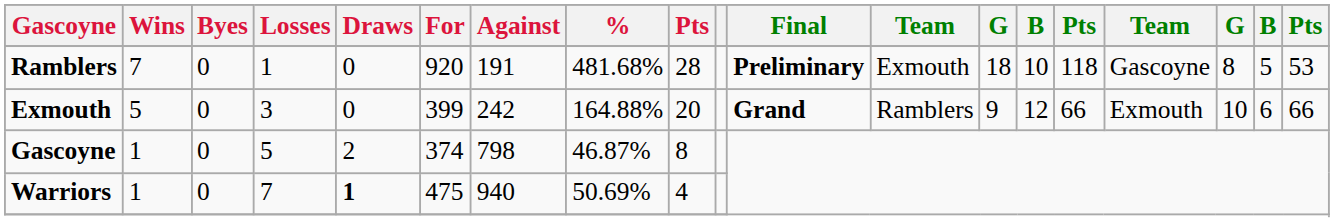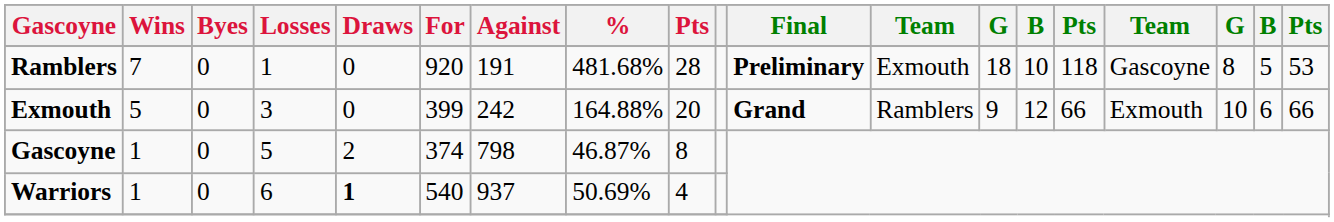(266, 192) 7 -> (266, 192) 6
(444, 192) 475 -> (444, 192) 540
(496, 192) 940 -> (496, 192) 937
